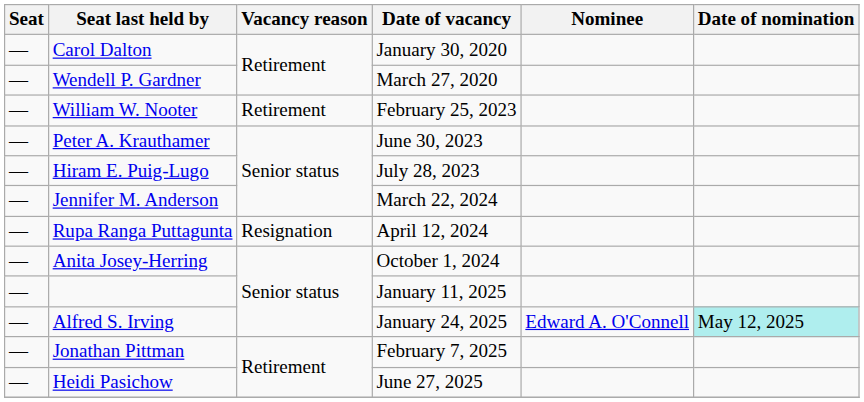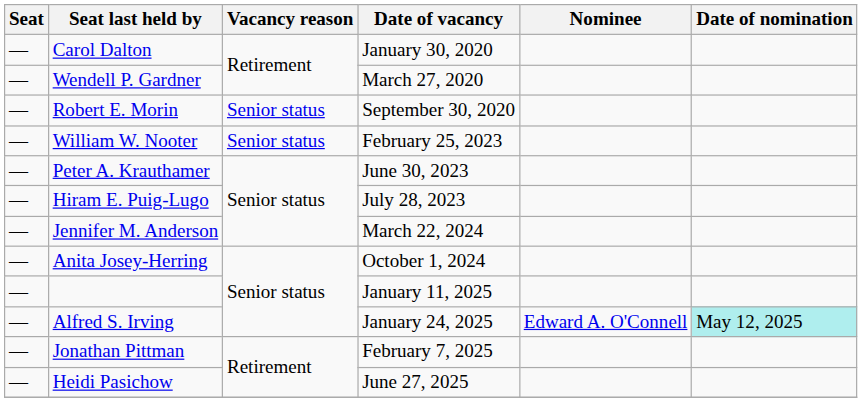+ row: (115, 110)
(284, 110) Retirement -> (276, 140) Senior status
- row: (143, 230)
